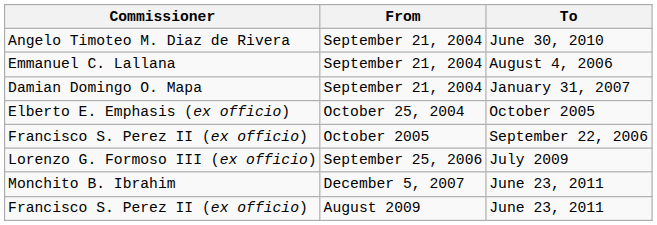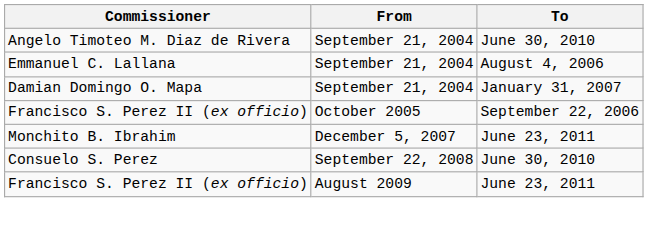- row: (149, 112)
- row: (162, 160)
+ row: (83, 160)
